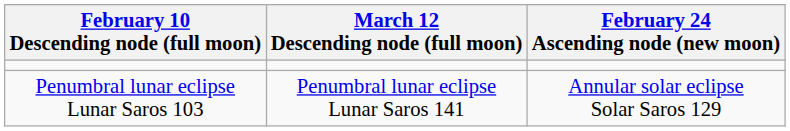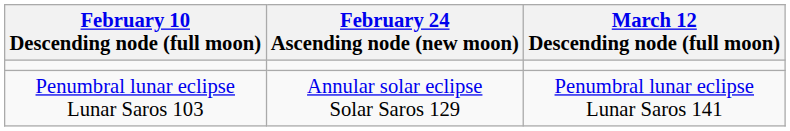columns swapped: (656, 32) <-> (396, 32)
